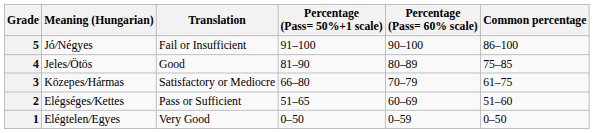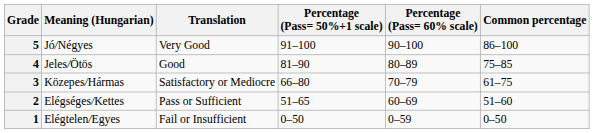(203, 45) Fail or Insufficient -> (184, 45) Very Good
(184, 119) Very Good -> (203, 119) Fail or Insufficient
